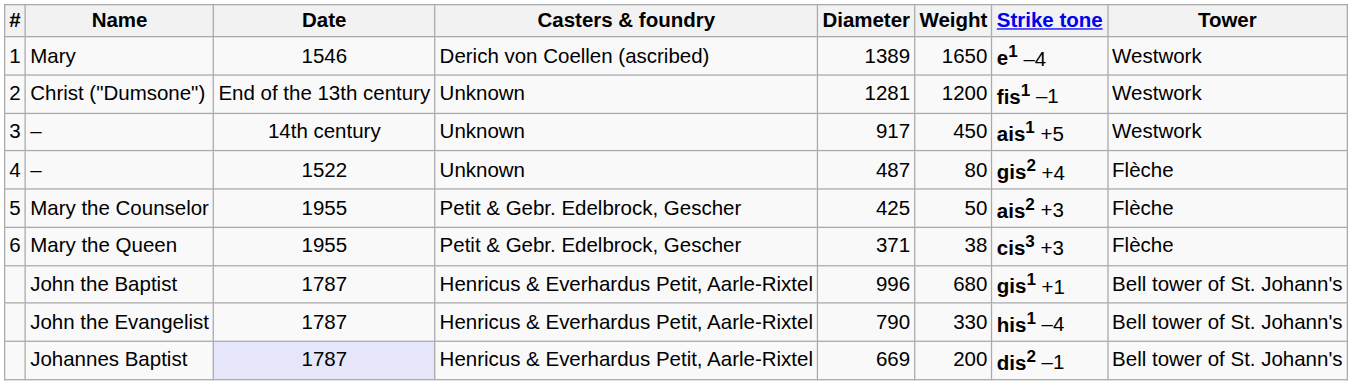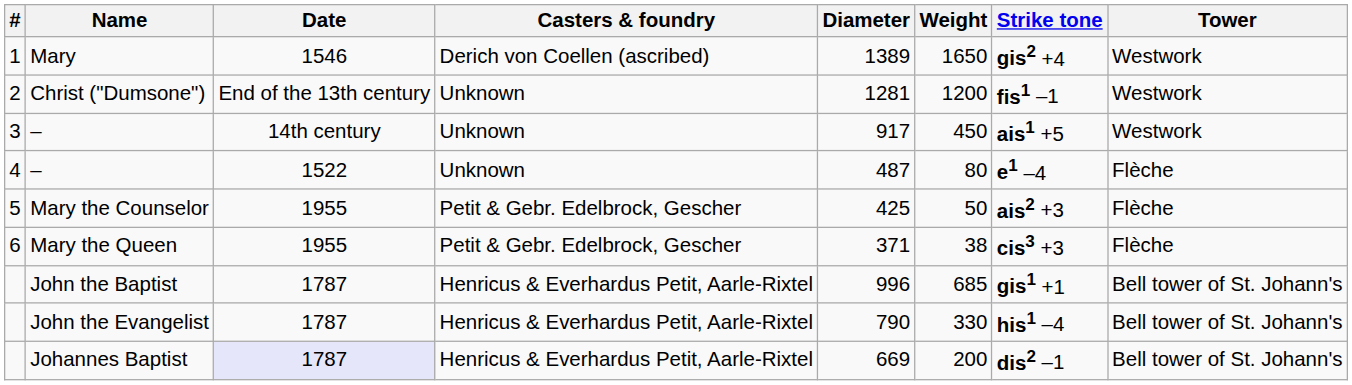(1022, 55) e1 –4 -> (1031, 55) gis2 +4
(1031, 170) gis2 +4 -> (1022, 170) e1 –4
(970, 284) 680 -> (970, 284) 685
